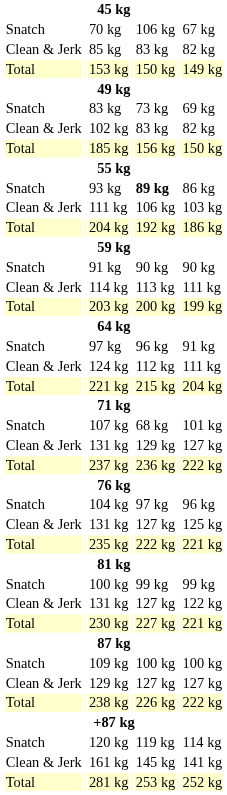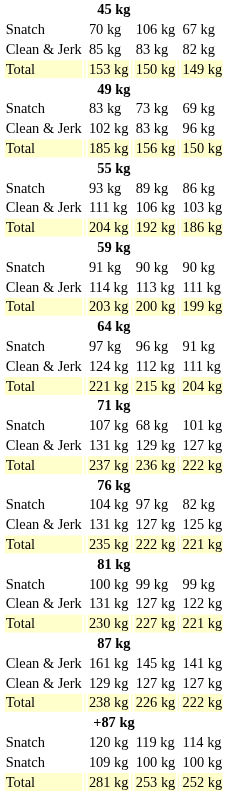(199, 128) 82 kg -> (199, 128) 96 kg
(152, 188) bold -> (152, 188) normal
(199, 504) 96 kg -> (199, 504) 82 kg
rows swapped: (25, 663) <-> (44, 762)
